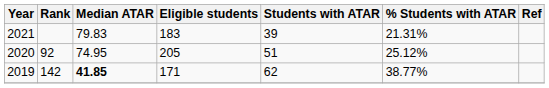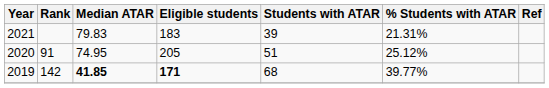(47, 53) 92 -> (47, 53) 91
(170, 72) normal -> (170, 72) bold
(271, 72) 62 -> (271, 72) 68
(407, 72) 38.77% -> (407, 72) 39.77%
